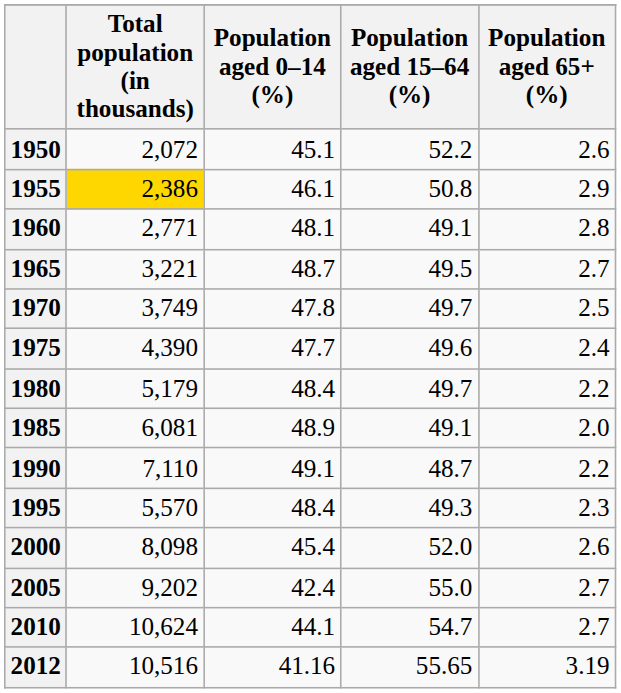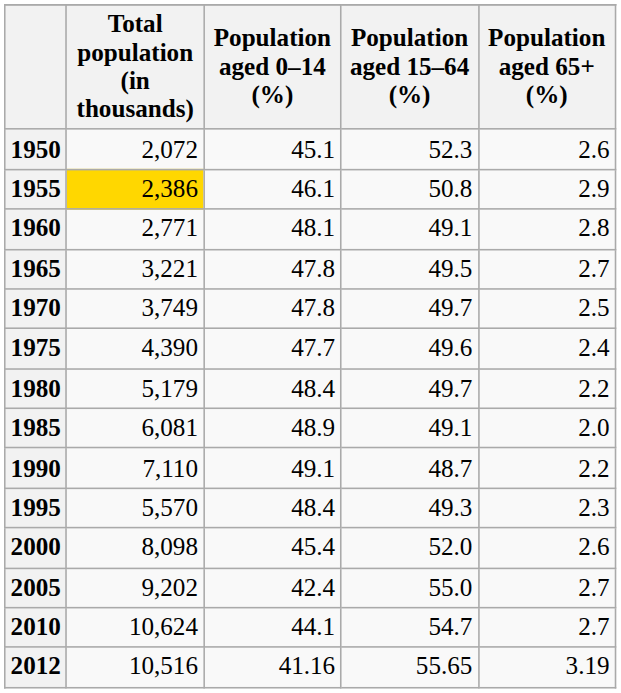(450, 149) 52.2 -> (450, 149) 52.3
(313, 268) 48.7 -> (313, 268) 47.8
